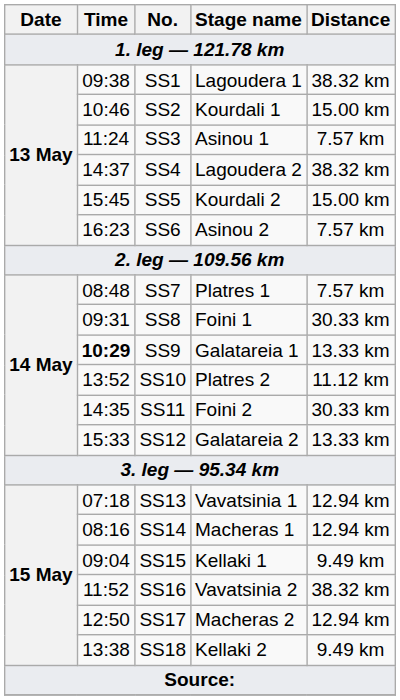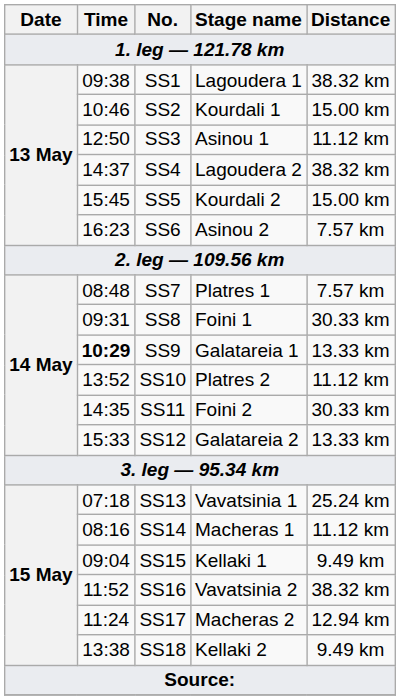(106, 139) 11:24 -> (106, 139) 12:50
(351, 139) 7.57 km -> (351, 139) 11.12 km
(351, 500) 12.94 km -> (351, 500) 25.24 km
(351, 530) 12.94 km -> (351, 530) 11.12 km
(106, 620) 12:50 -> (106, 620) 11:24
